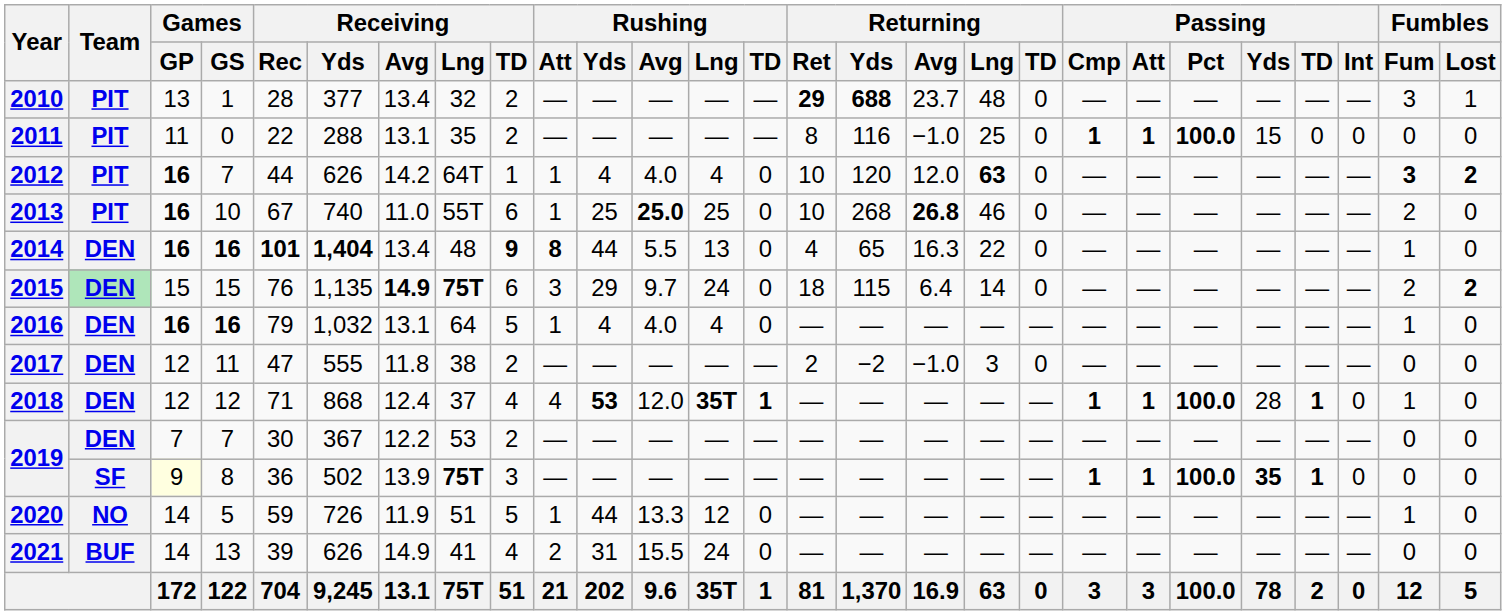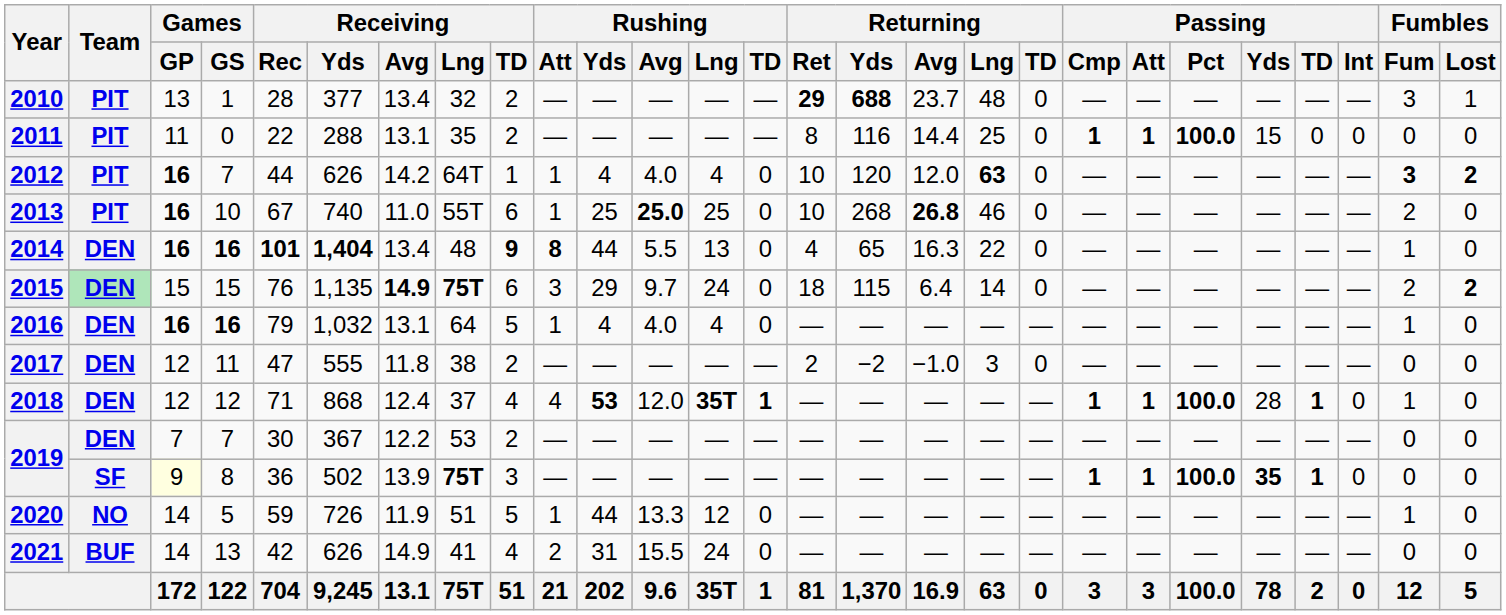(936, 136) −1.0 -> (936, 136) 14.4
(280, 552) 39 -> (280, 552) 42
